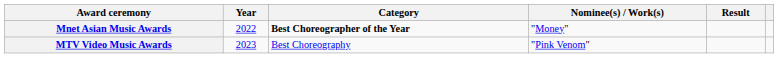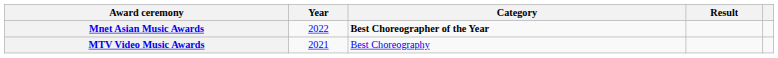- column: (617, 12)
(246, 45) 2023 -> (318, 45) 2021
